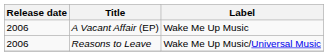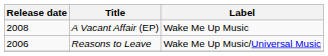(18, 28) 2006 -> (18, 28) 2008
